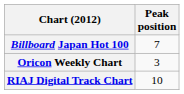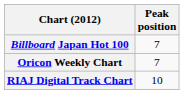(157, 62) 3 -> (157, 62) 7
